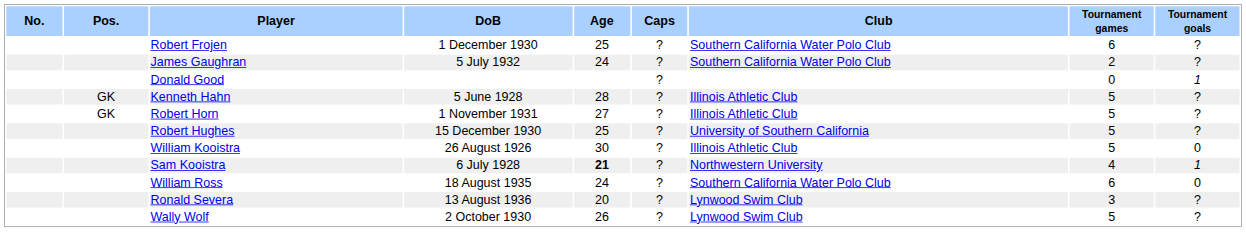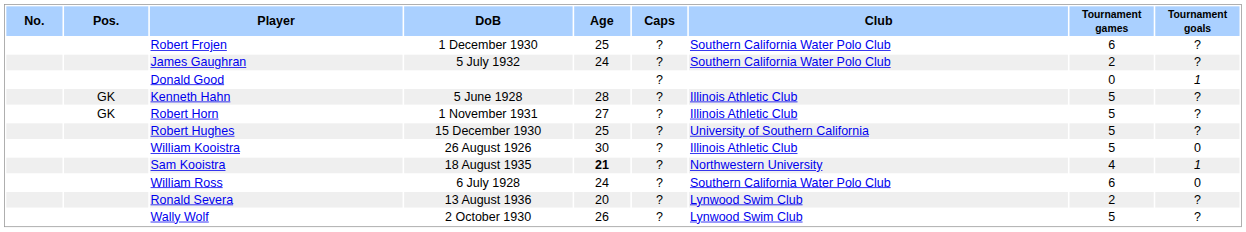(488, 165) 6 July 1928 -> (488, 165) 18 August 1935
(488, 182) 18 August 1935 -> (488, 182) 6 July 1928
(1112, 199) 3 -> (1112, 199) 2
